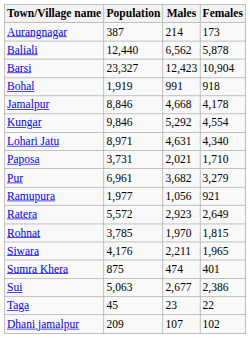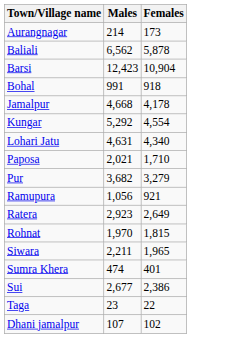- column: (133, 13)
